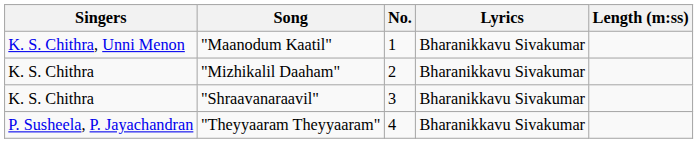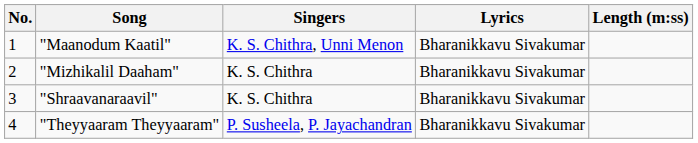columns swapped: (400, 18) <-> (101, 18)
